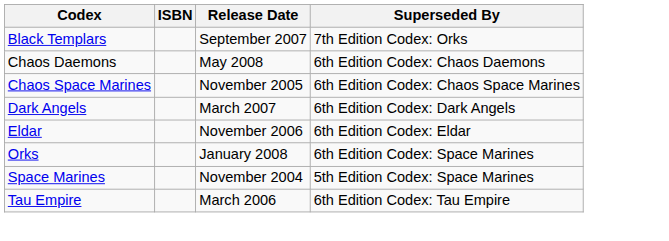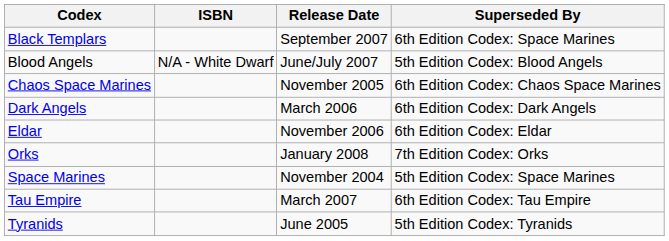(391, 39) 7th Edition Codex: Orks -> (505, 39) 6th Edition Codex: Space Marines
+ row: (50, 62)
- row: (62, 62)
(238, 108) March 2007 -> (319, 108) March 2006
(424, 154) 6th Edition Codex: Space Marines -> (471, 154) 7th Edition Codex: Orks
(238, 200) March 2006 -> (319, 200) March 2007
+ row: (35, 223)
